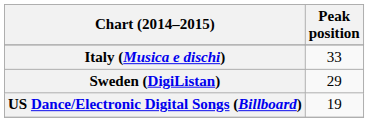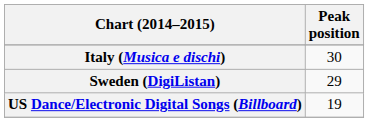(334, 57) 33 -> (334, 57) 30
